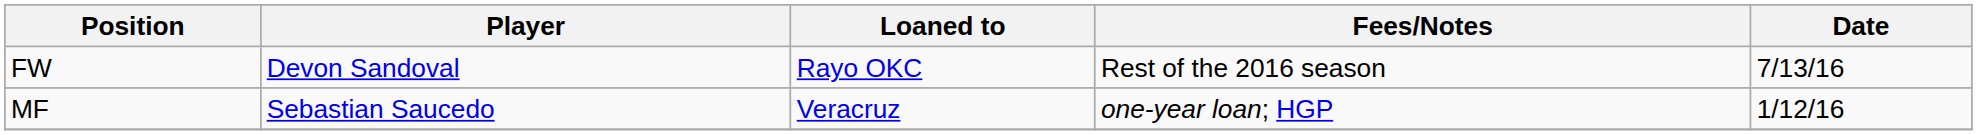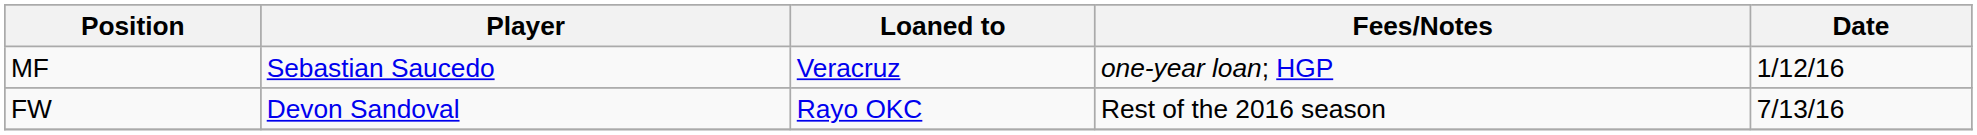rows swapped: (30, 109) <-> (31, 67)
